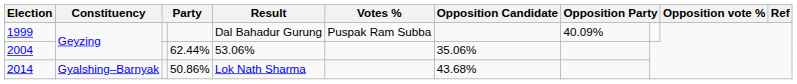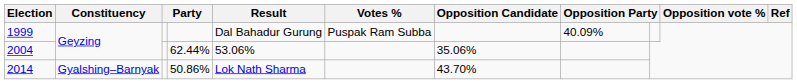(457, 69) 43.68% -> (457, 69) 43.70%
